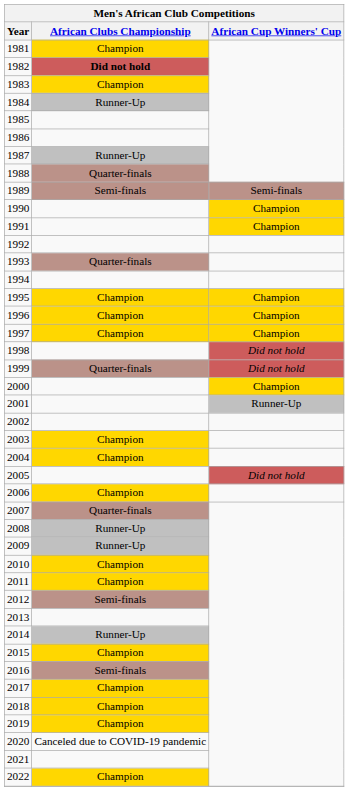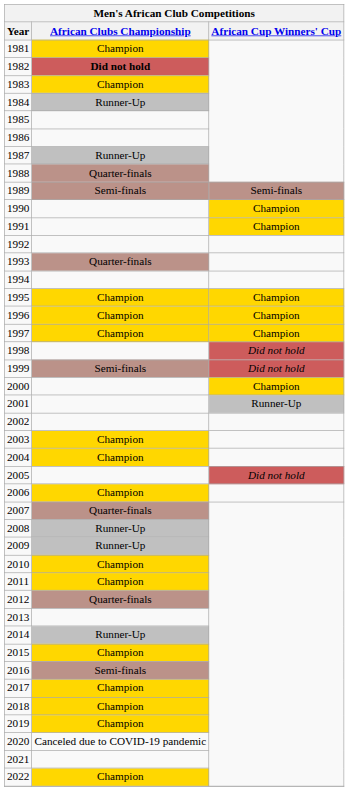(120, 368) Quarter-finals -> (120, 368) Semi-finals
(120, 599) Semi-finals -> (120, 599) Quarter-finals
